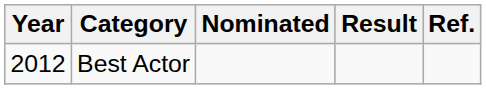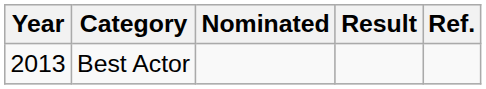(38, 63) 2012 -> (38, 63) 2013
